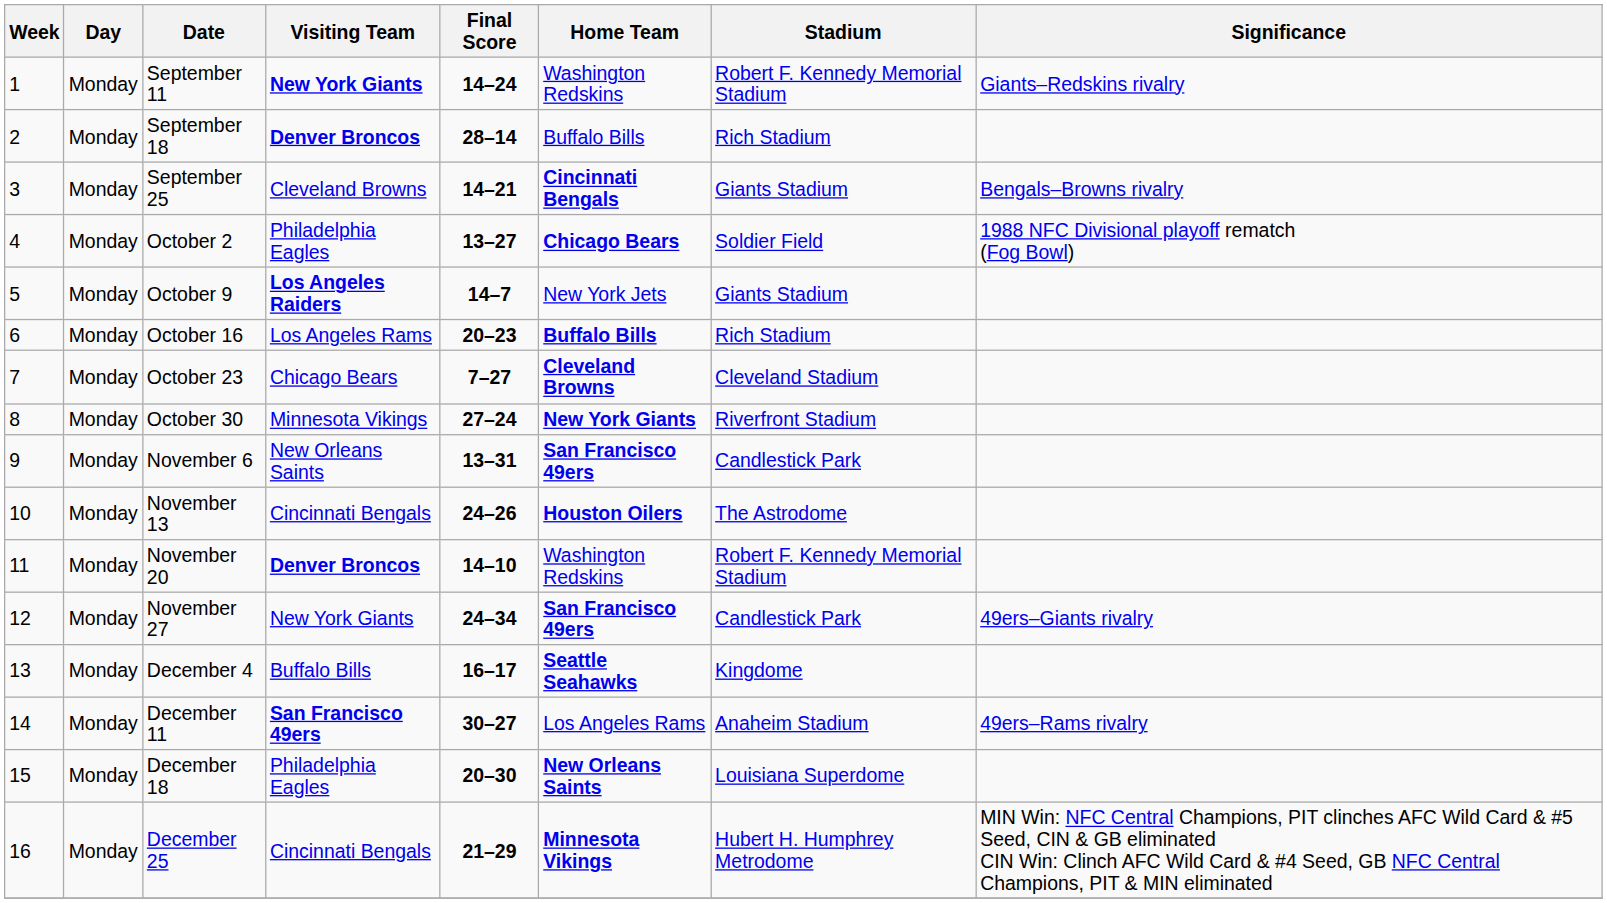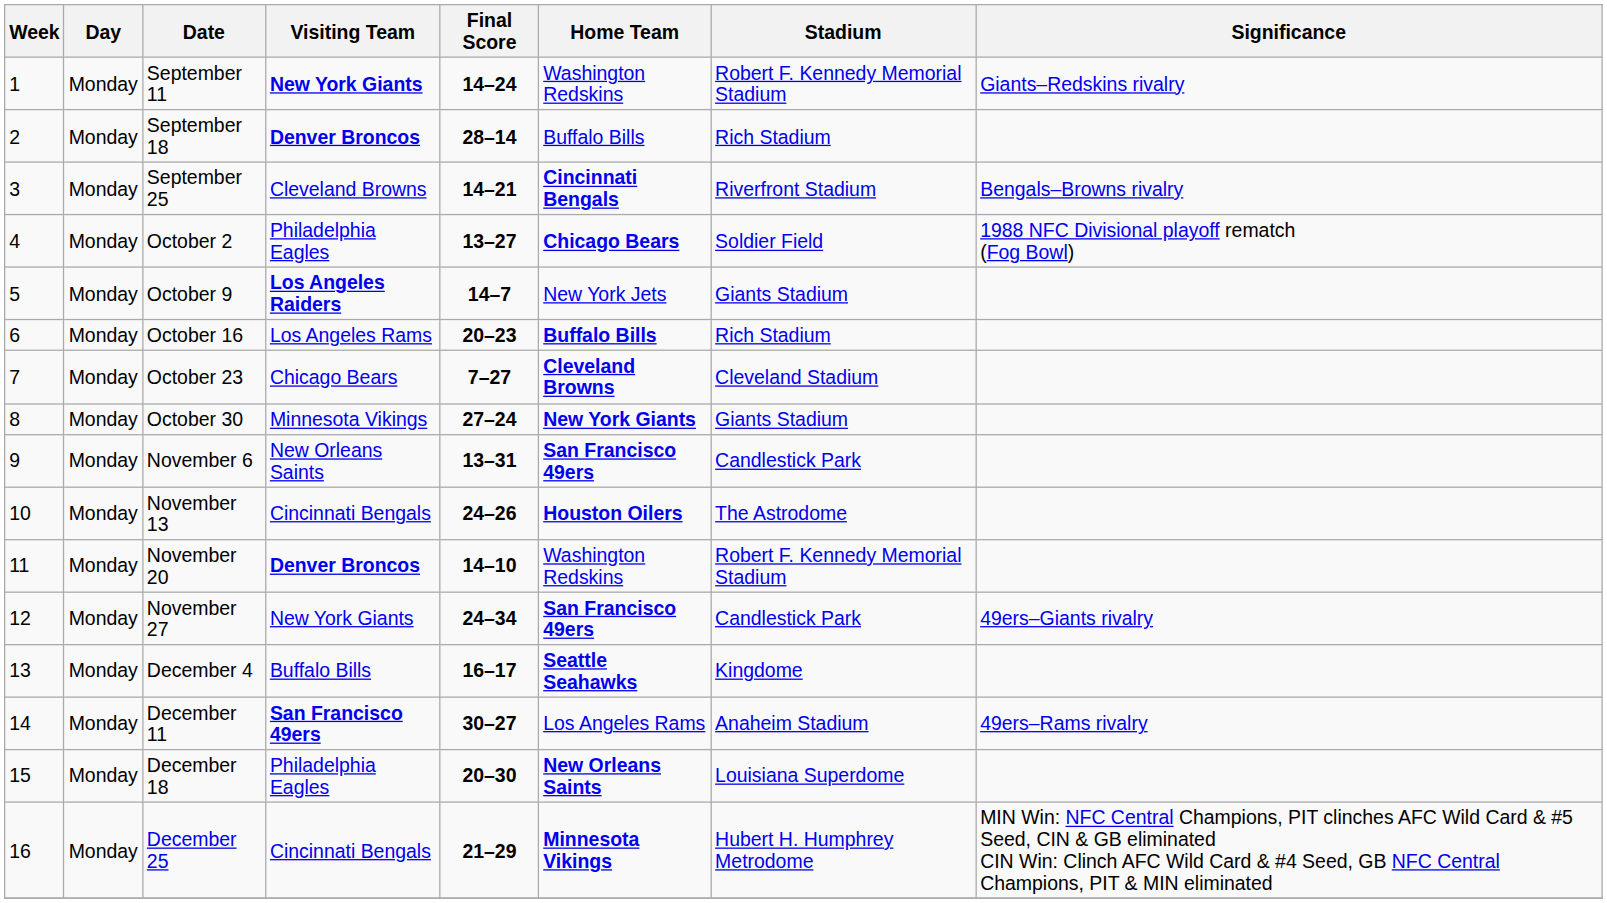(782, 189) Giants Stadium -> (796, 189) Riverfront Stadium
(796, 419) Riverfront Stadium -> (782, 419) Giants Stadium
